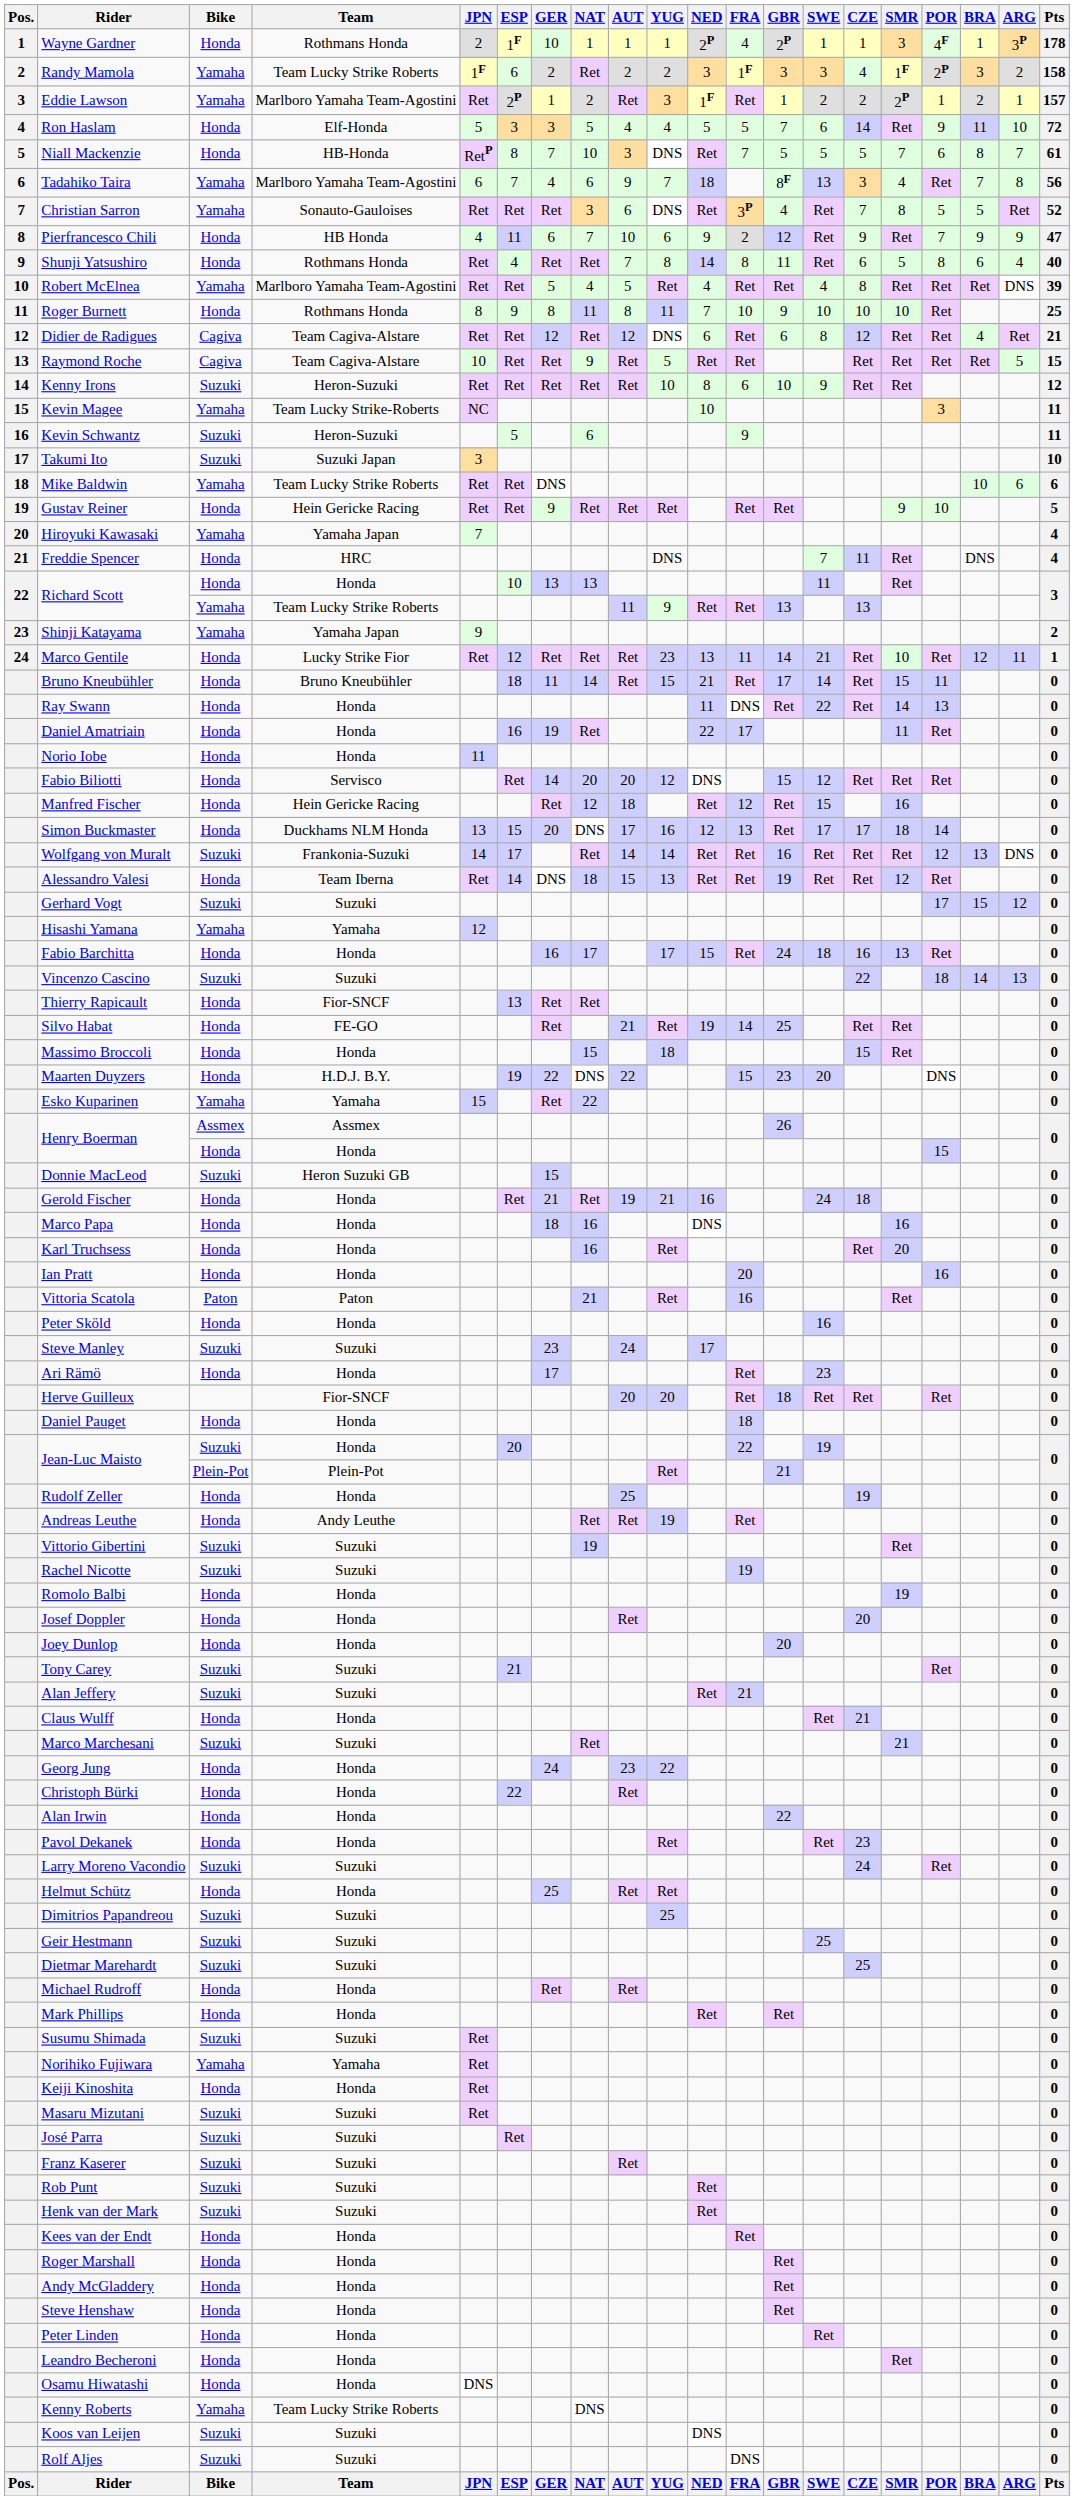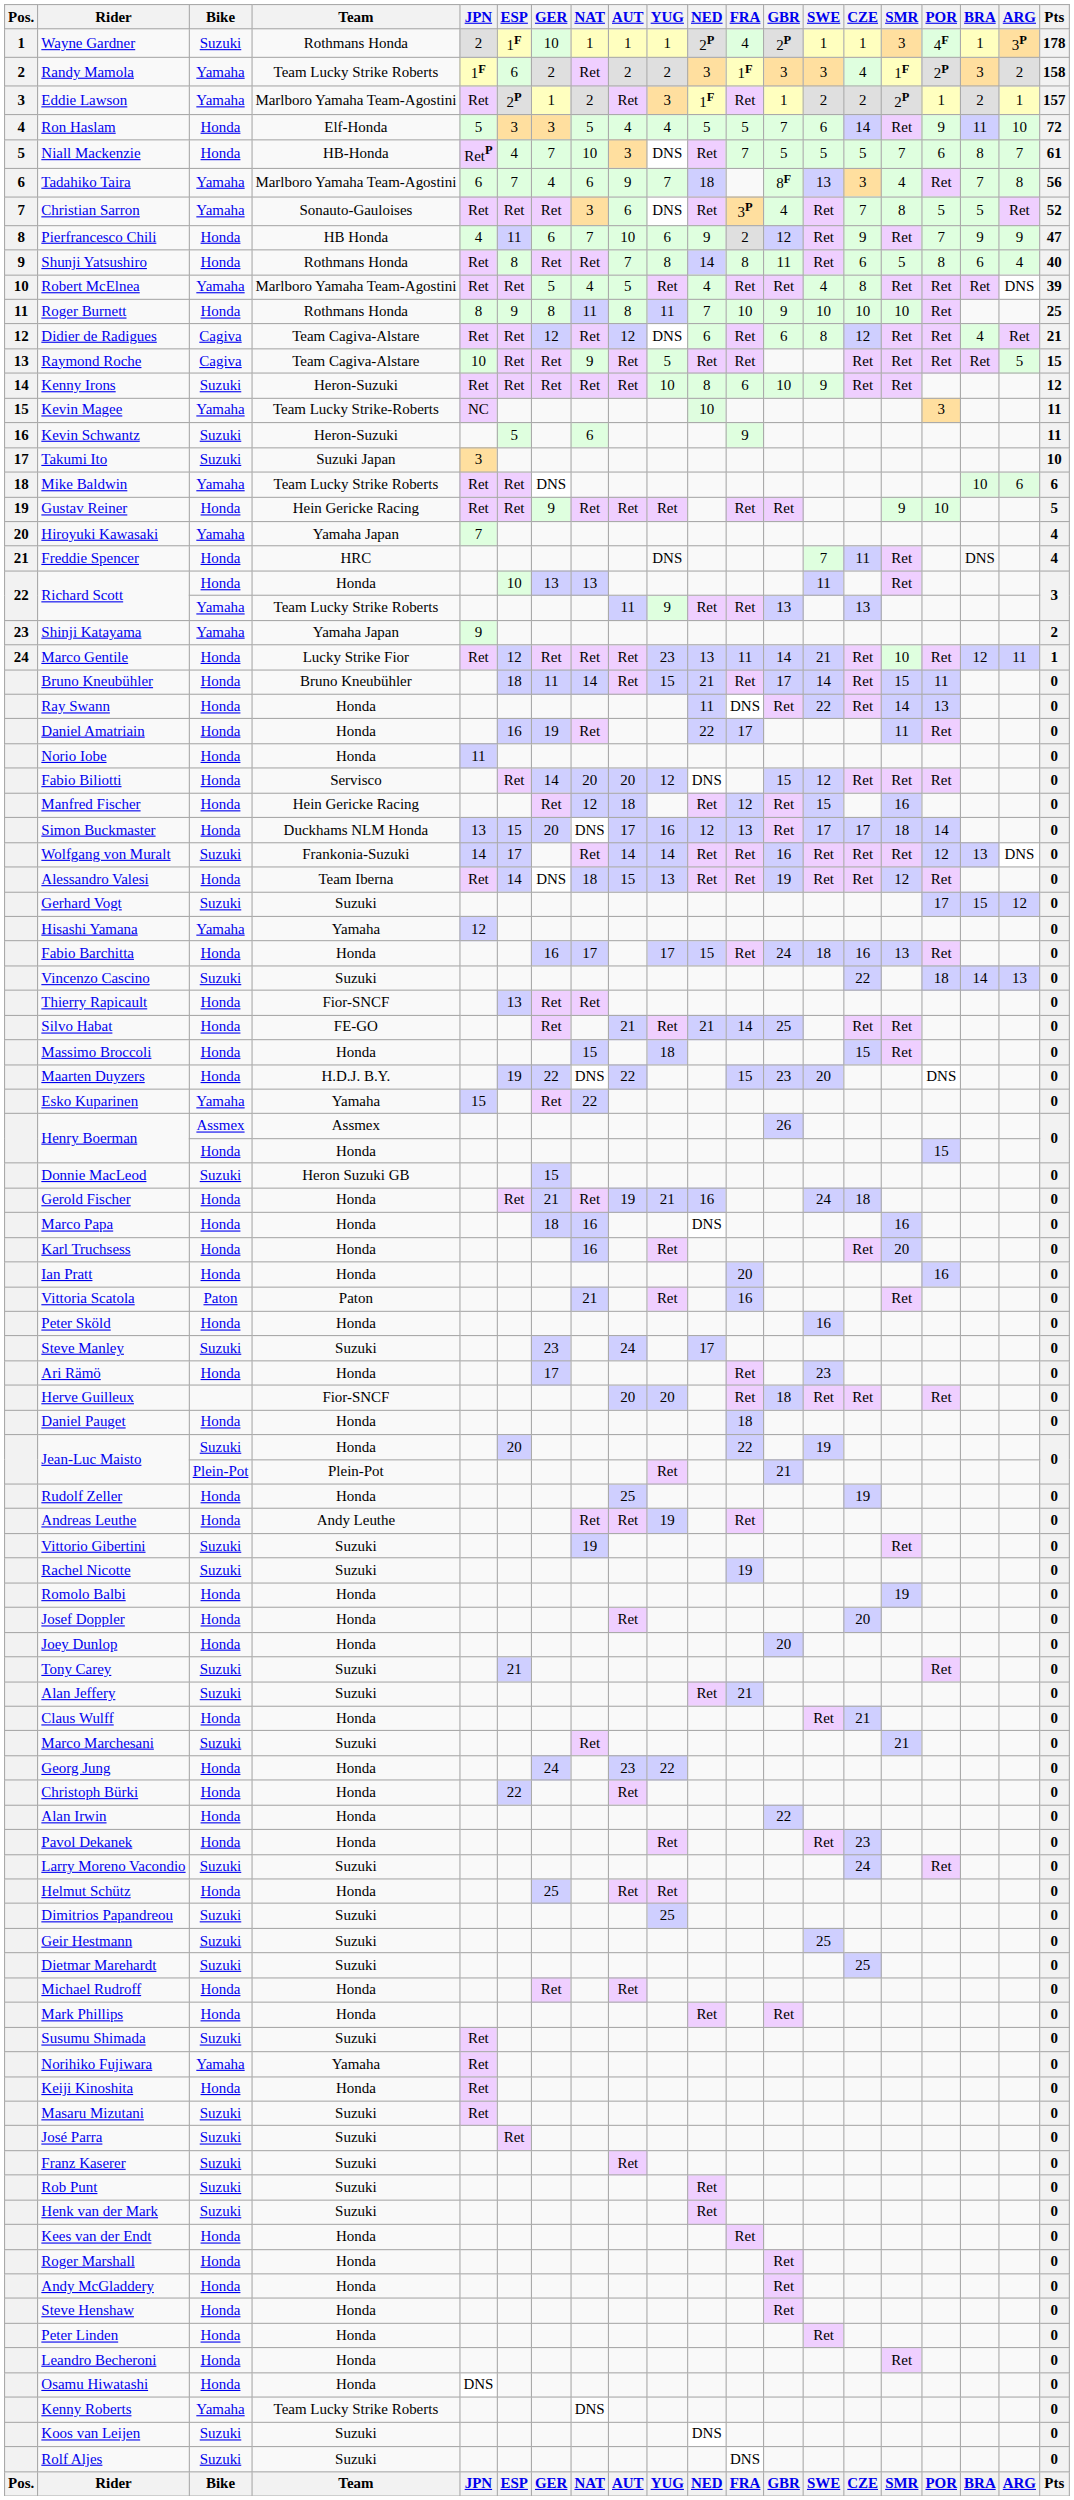(220, 43) Honda -> (221, 43) Suzuki
(514, 153) 8 -> (514, 153) 4
(514, 261) 4 -> (514, 261) 8
(707, 1026) 19 -> (707, 1026) 21
